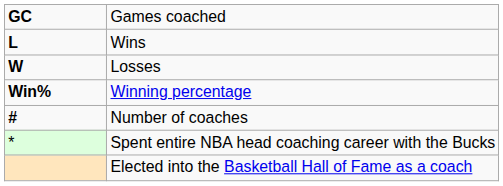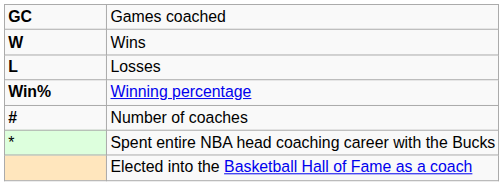(13, 42) L -> (16, 42) W
(16, 67) W -> (13, 67) L
